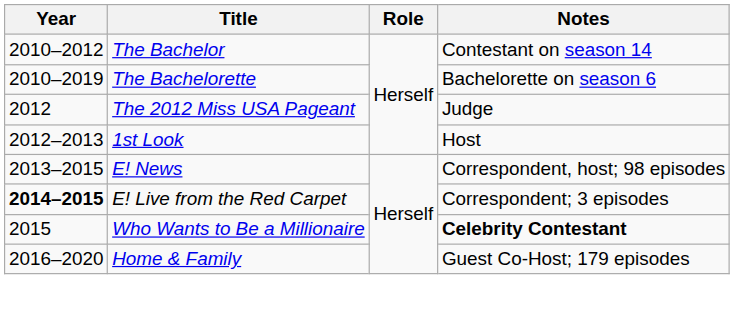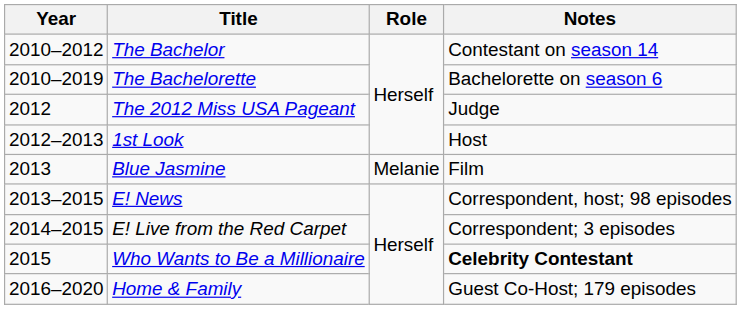+ row: (169, 169)
(56, 199) bold -> (56, 229) normal
